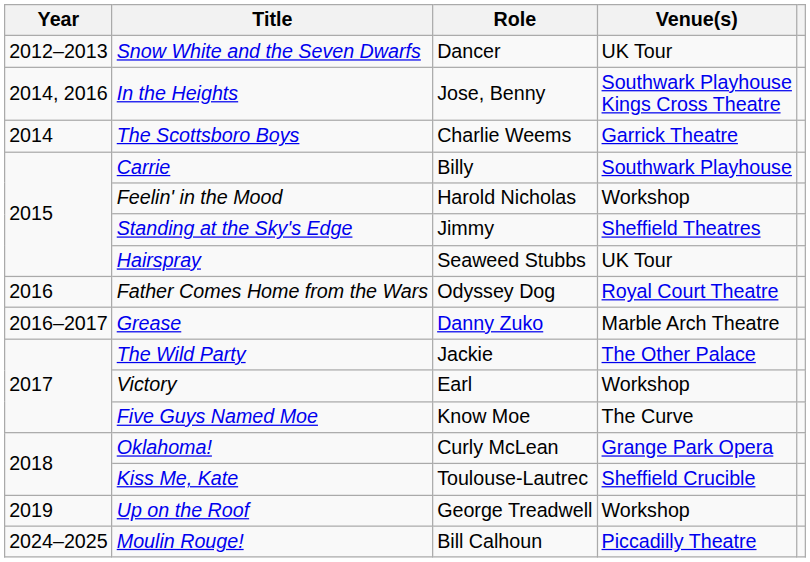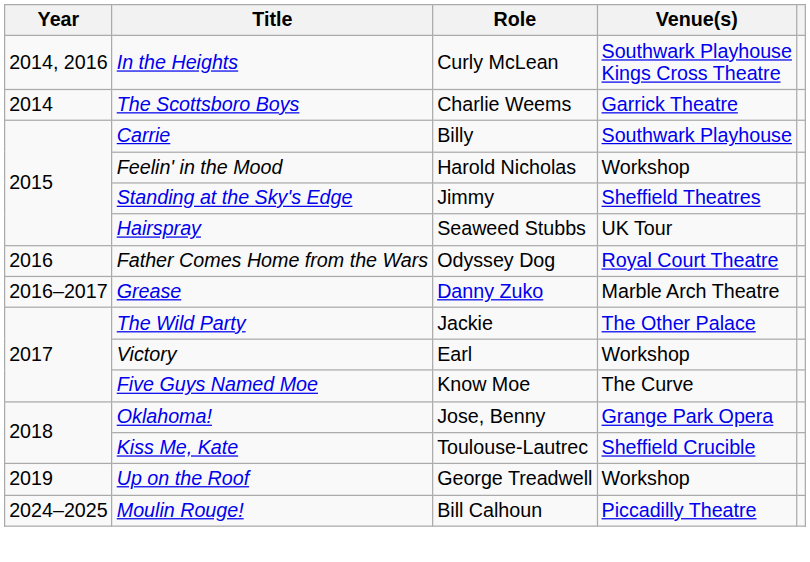- row: (269, 51)
(491, 93) Jose, Benny -> (498, 62) Curly McLean
(498, 447) Curly McLean -> (491, 416) Jose, Benny
